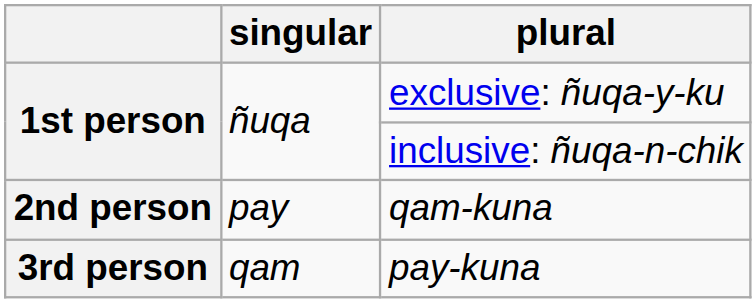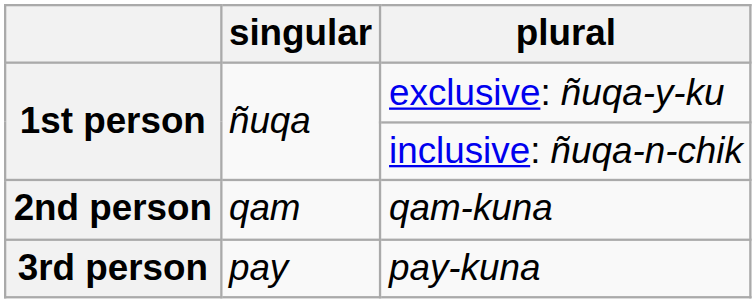(259, 208) pay -> (265, 208) qam
(265, 267) qam -> (259, 267) pay
